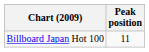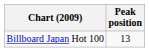(125, 39) 11 -> (125, 39) 13
